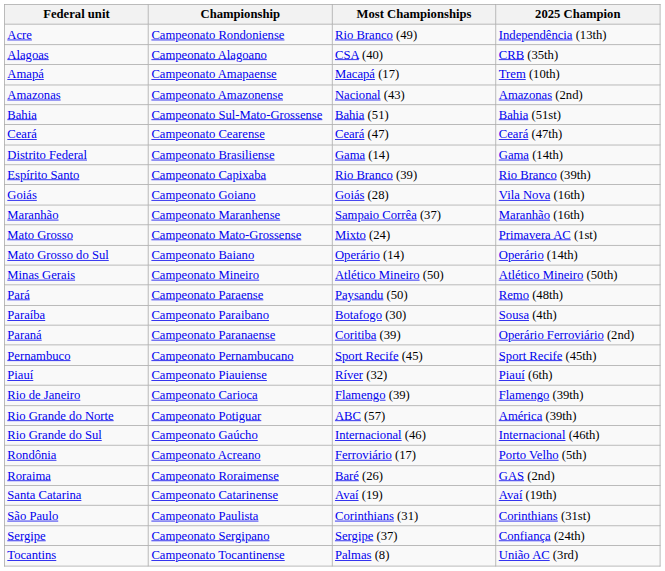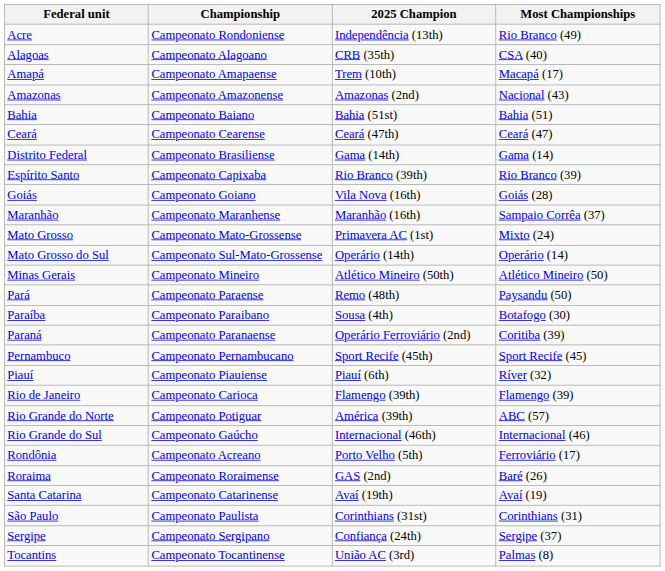columns swapped: (578, 14) <-> (414, 14)
(237, 114) Campeonato Sul-Mato-Grossense -> (203, 114) Campeonato Baiano
(203, 255) Campeonato Baiano -> (237, 255) Campeonato Sul-Mato-Grossense
